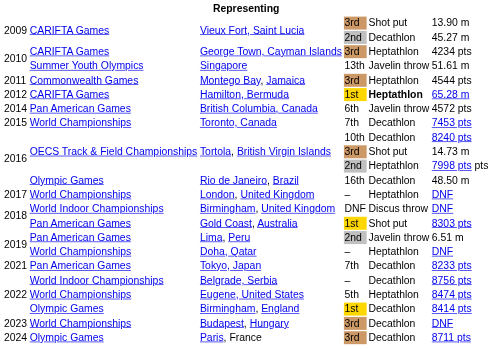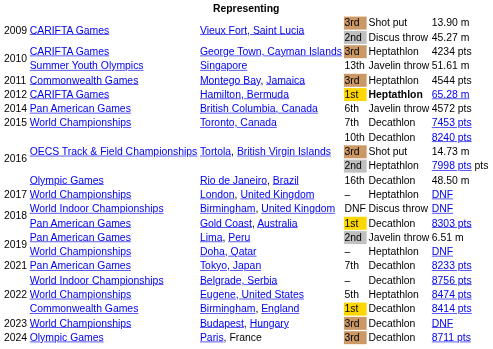(392, 37) Decathlon -> (398, 37) Discus throw
(388, 223) Shot put -> (392, 223) Decathlon
(67, 309) Olympic Games -> (84, 309) Commonwealth Games
